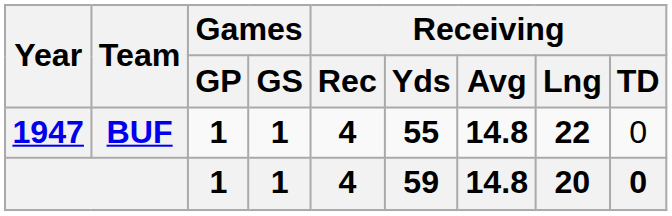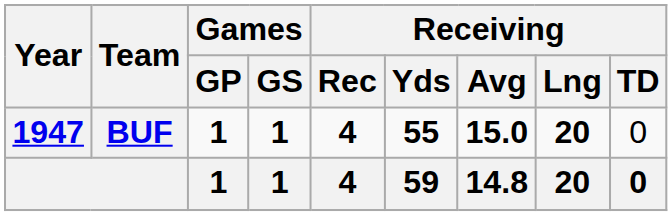(497, 132) 14.8 -> (497, 132) 15.0
(572, 132) 22 -> (572, 132) 20
